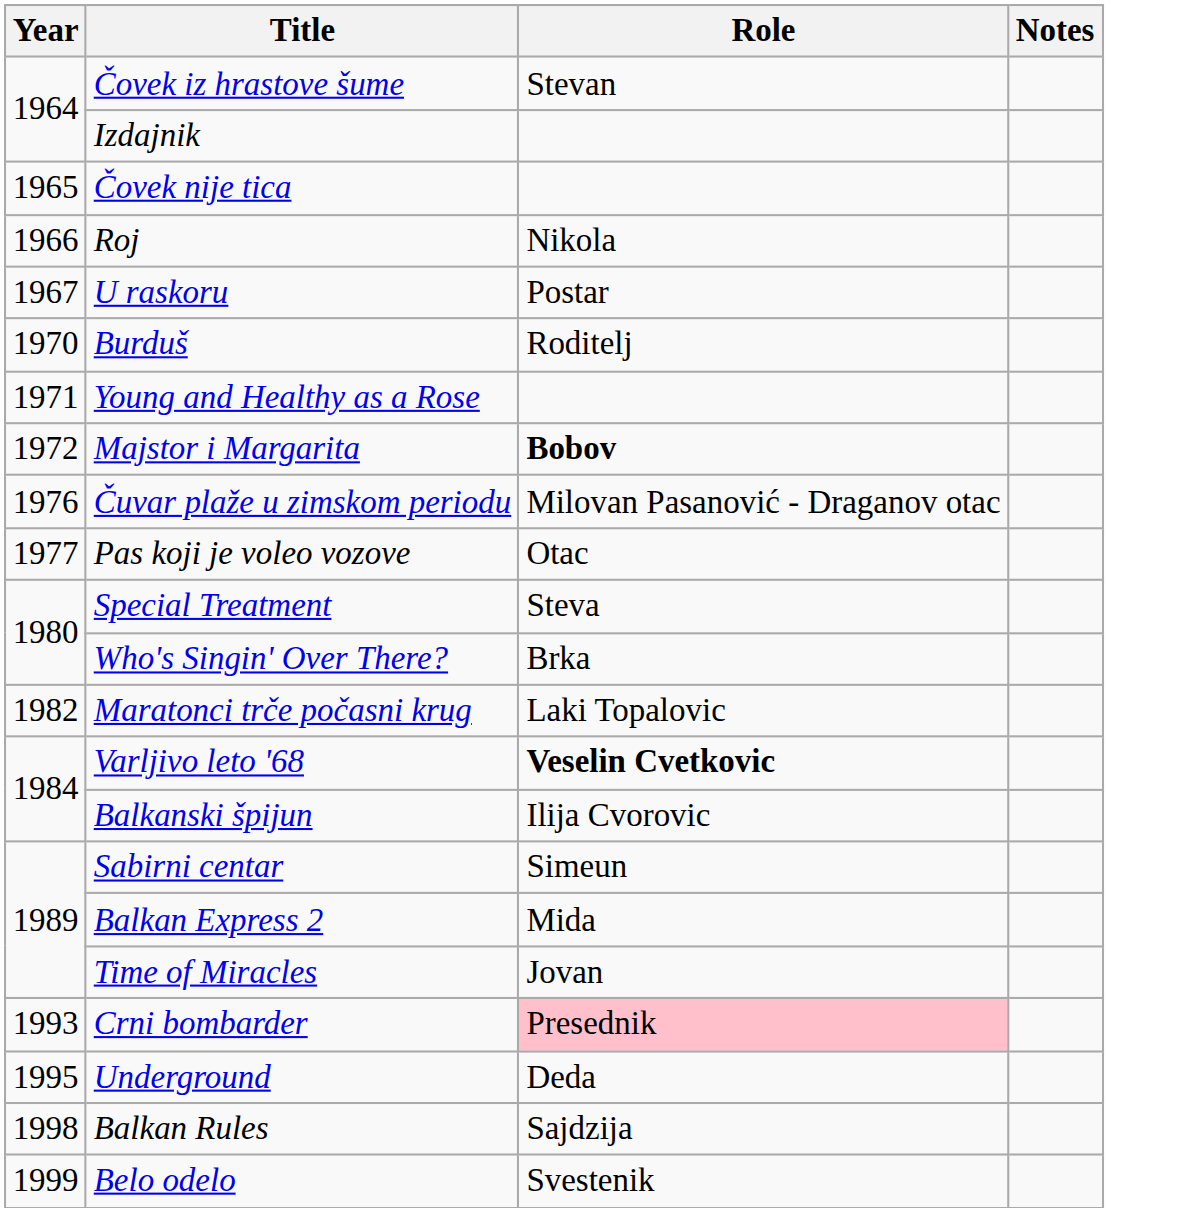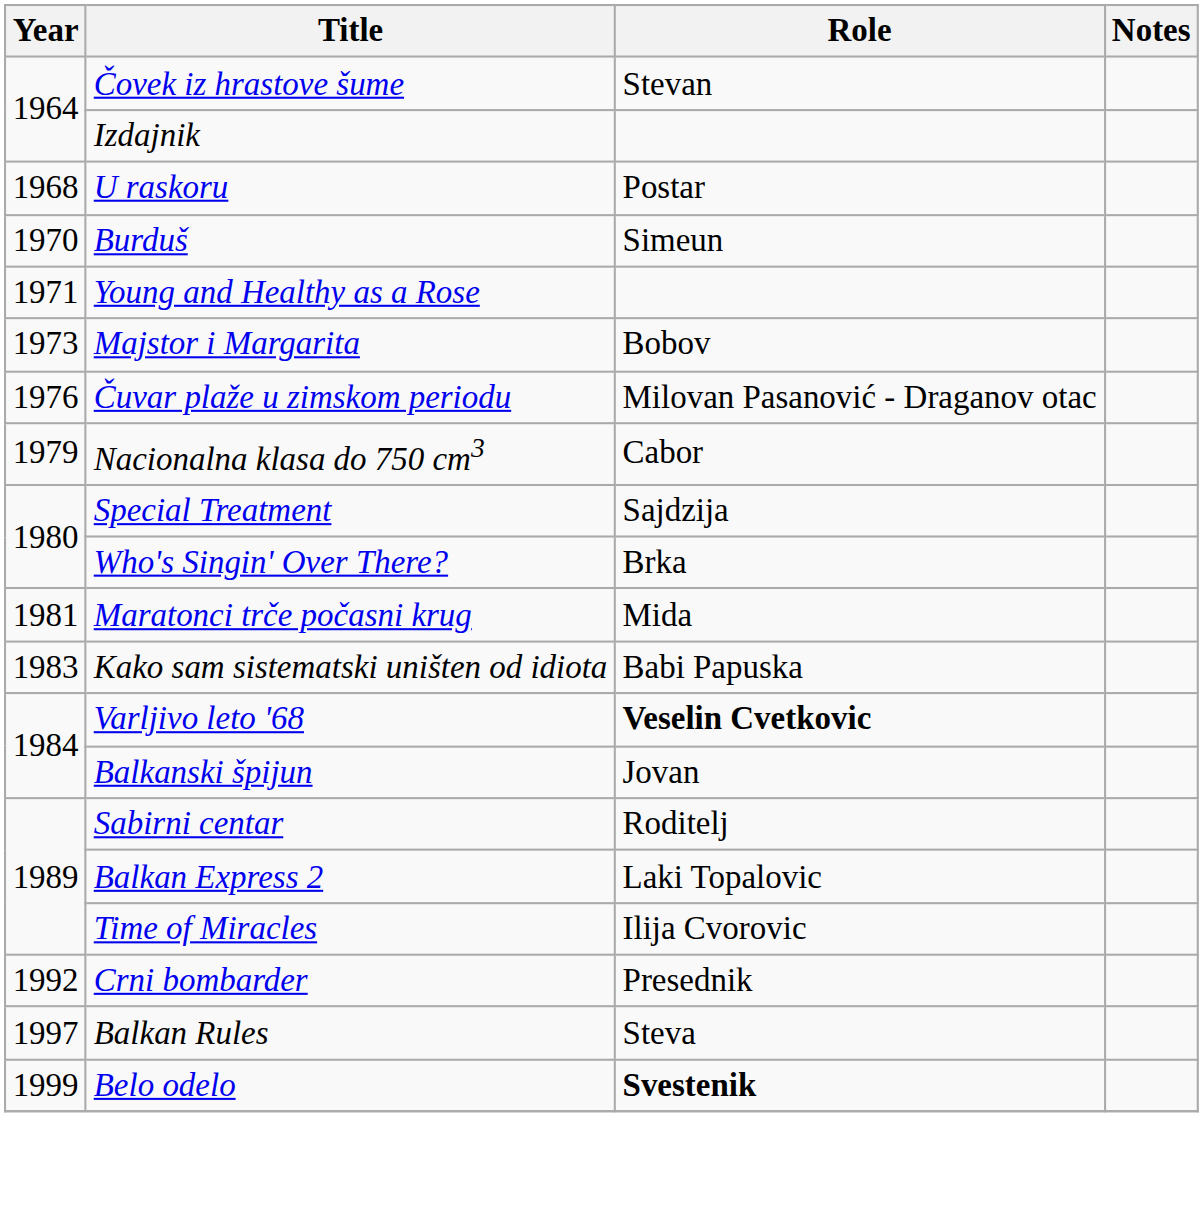- row: (193, 187)
- row: (117, 239)
(46, 291) 1967 -> (46, 187) 1968
(580, 344) Roditelj -> (673, 239) Simeun
(46, 448) 1972 -> (46, 344) 1973
(571, 448) bold -> (666, 344) normal
- row: (252, 553)
+ row: (289, 453)
(563, 605) Steva -> (676, 510) Sajdzija
(46, 710) 1982 -> (46, 614) 1981
(626, 710) Laki Topalovic -> (657, 614) Mida
+ row: (351, 666)
(618, 814) Ilija Cvorovic -> (661, 771) Jovan
(577, 866) Simeun -> (676, 823) Roditelj
(561, 919) Mida -> (722, 875) Laki Topalovic
(565, 971) Jovan -> (715, 928) Ilija Cvorovic
(46, 1023) 1993 -> (46, 980) 1992
(591, 1023) pink background -> (688, 980) no background
- row: (182, 1076)
(46, 1128) 1998 -> (46, 1032) 1997
(579, 1128) Sajdzija -> (659, 1032) Steva
(590, 1180) normal -> (689, 1085) bold
